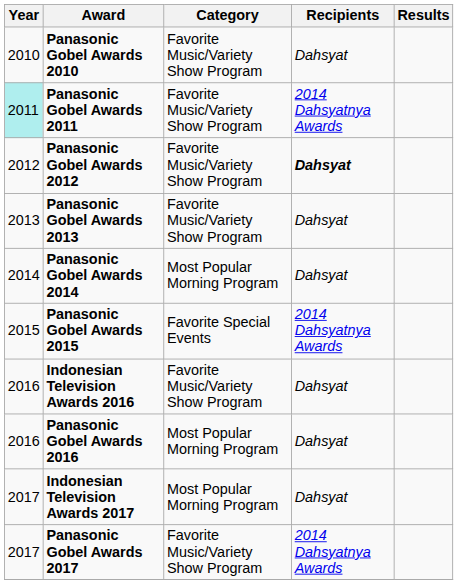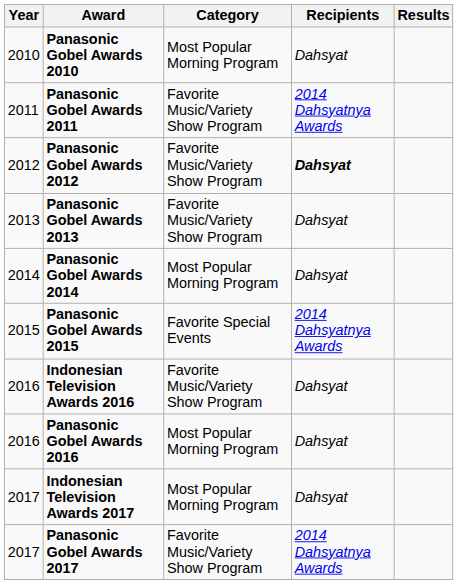(215, 54) Favorite Music/Variety Show Program -> (223, 54) Most Popular Morning Program
(23, 110) paleturquoise background -> (23, 110) no background
